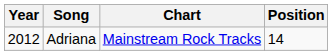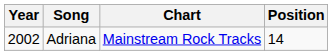(24, 38) 2012 -> (24, 38) 2002
